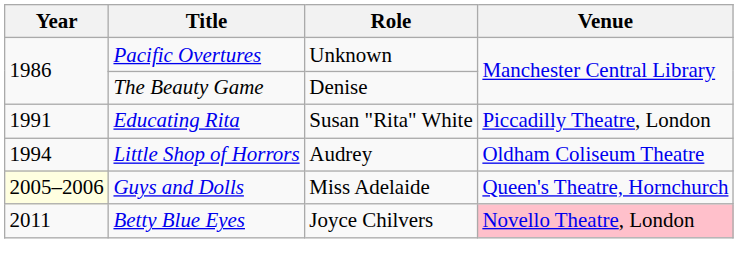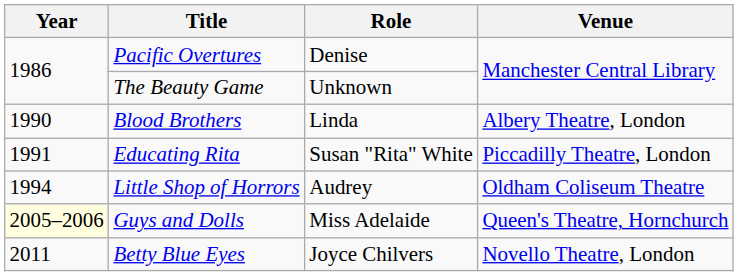(351, 54) Unknown -> (338, 54) Denise
(338, 87) Denise -> (351, 87) Unknown
+ row: (177, 120)
(588, 220) pink background -> (588, 253) no background
